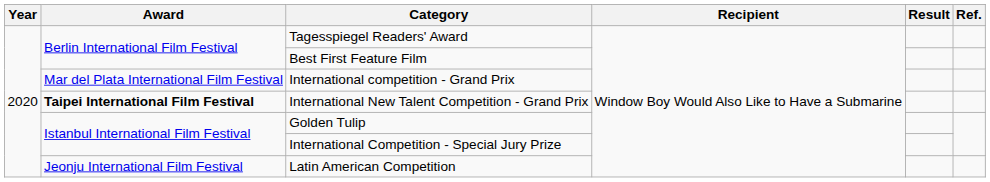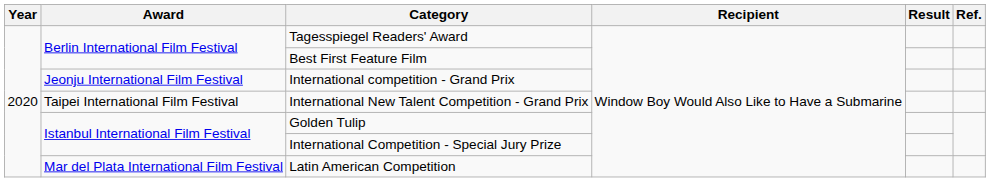(164, 79) Mar del Plata International Film Festival -> (143, 79) Jeonju International Film Festival
(149, 101) bold -> (141, 101) normal
(143, 166) Jeonju International Film Festival -> (164, 166) Mar del Plata International Film Festival
